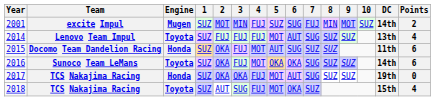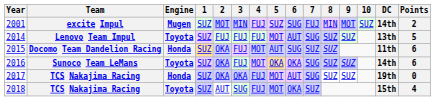(414, 37) 4 -> (414, 37) 5
